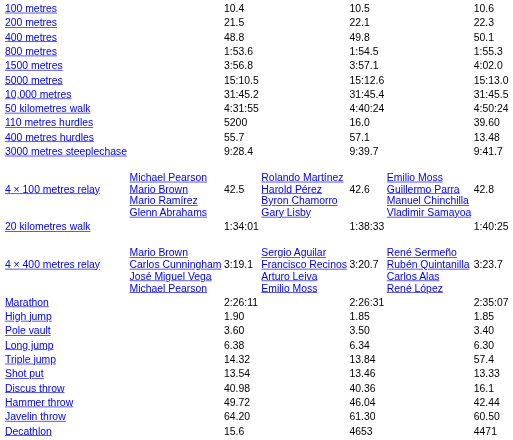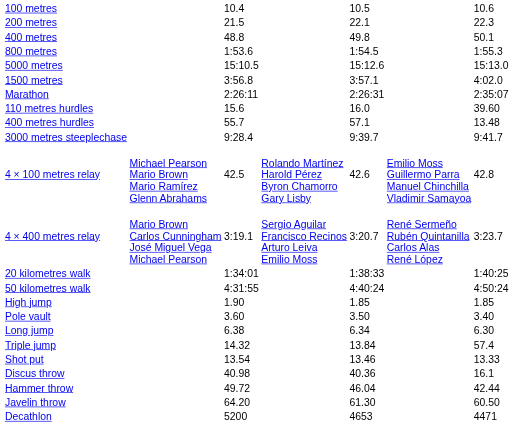rows swapped: (34, 66) <-> (34, 80)
- row: (38, 94)
rows swapped: (27, 302) <-> (48, 109)
(236, 123) 5200 -> (234, 109) 15.6
rows swapped: (52, 265) <-> (48, 227)
(234, 431) 15.6 -> (236, 417) 5200
